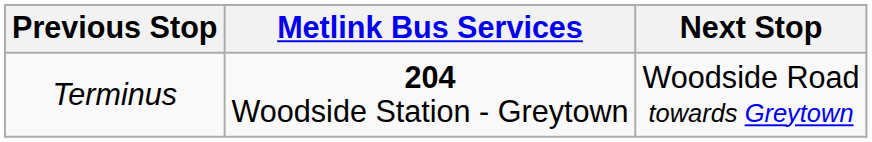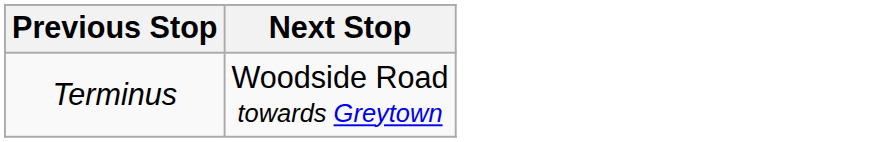- column: (430, 28)
